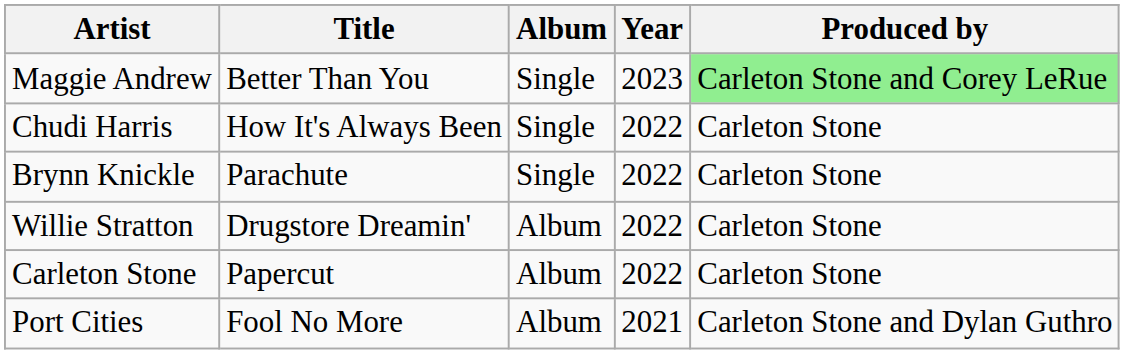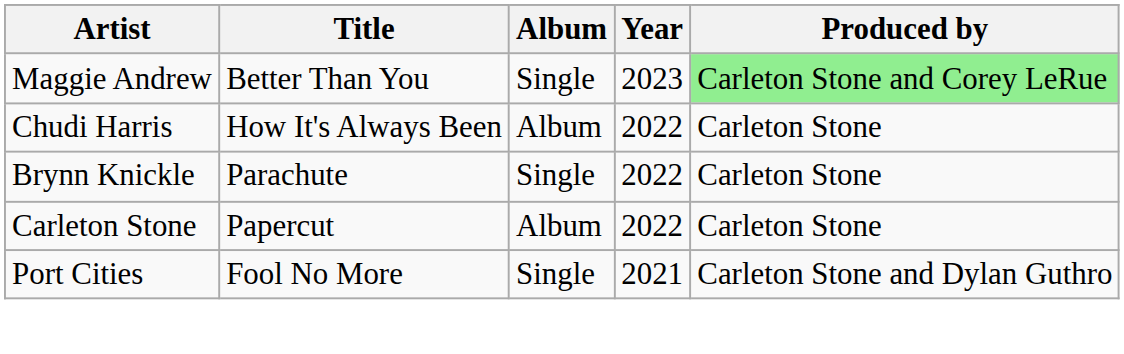(556, 126) Single -> (559, 126) Album
- row: (103, 224)
(559, 322) Album -> (556, 273) Single
